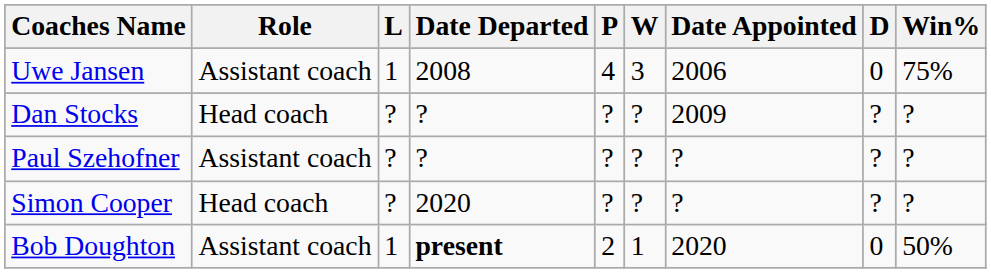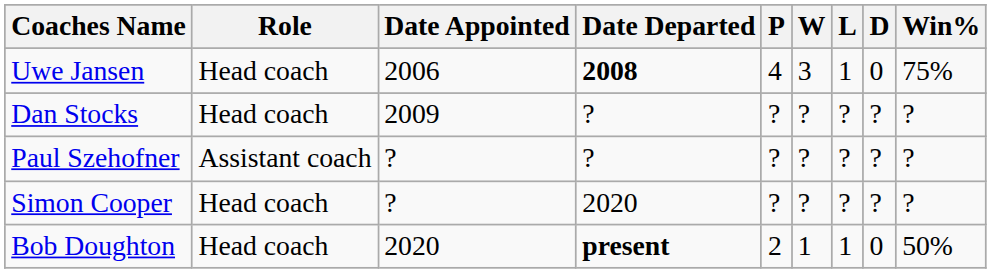columns swapped: (764, 26) <-> (393, 26)
(285, 70) Assistant coach -> (263, 70) Head coach
(443, 70) normal -> (610, 70) bold
(285, 245) Assistant coach -> (263, 245) Head coach
